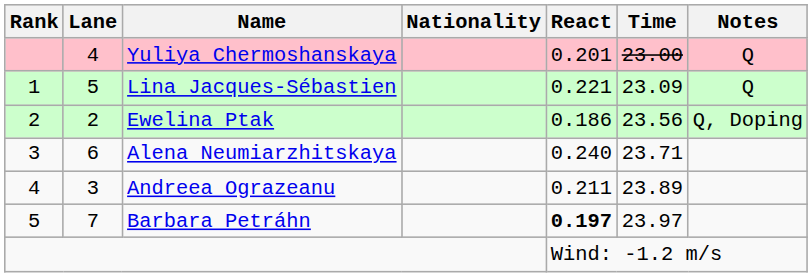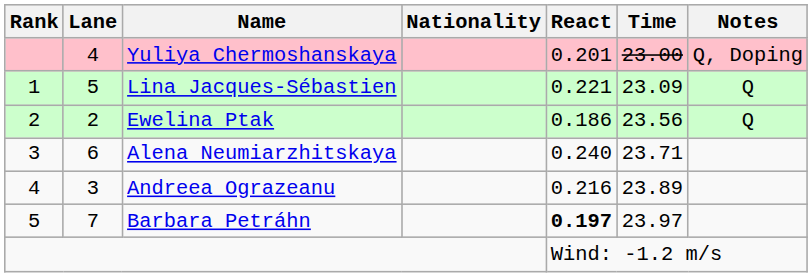(748, 55) Q -> (748, 55) Q, Doping
(748, 121) Q, Doping -> (748, 121) Q
(581, 188) 0.211 -> (581, 188) 0.216
